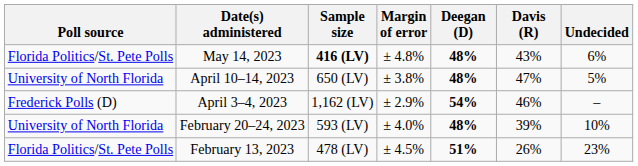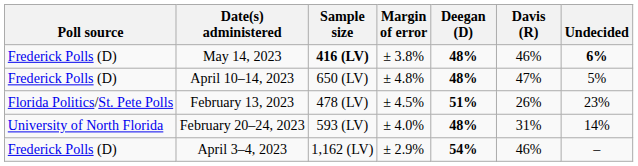(90, 56) Florida Politics/St. Pete Polls -> (62, 56) Frederick Polls (D)
(404, 56) ± 4.8% -> (404, 56) ± 3.8%
(529, 56) 43% -> (529, 56) 46%
(597, 56) normal -> (597, 56) bold
(86, 79) University of North Florida -> (62, 79) Frederick Polls (D)
(404, 79) ± 3.8% -> (404, 79) ± 4.8%
rows swapped: (242, 103) <-> (242, 149)
(529, 126) 39% -> (529, 126) 31%
(597, 126) 10% -> (597, 126) 14%
